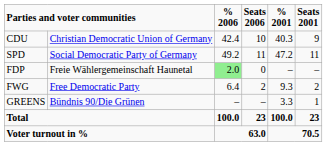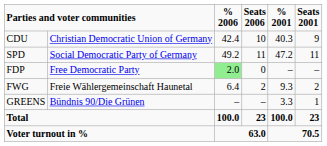(121, 70) Freie Wählergemeinschaft Haunetal -> (95, 70) Free Democratic Party
(95, 86) Free Democratic Party -> (121, 86) Freie Wählergemeinschaft Haunetal
